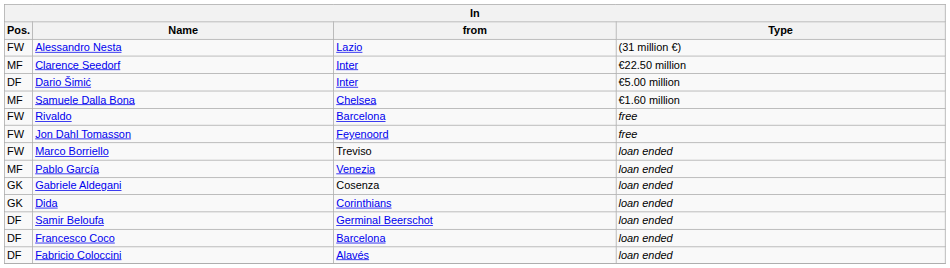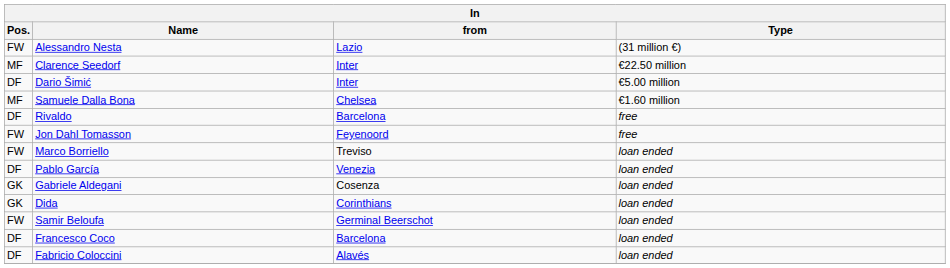(15, 117) FW -> (14, 117) DF
(15, 169) MF -> (14, 169) DF
(14, 221) DF -> (15, 221) FW
